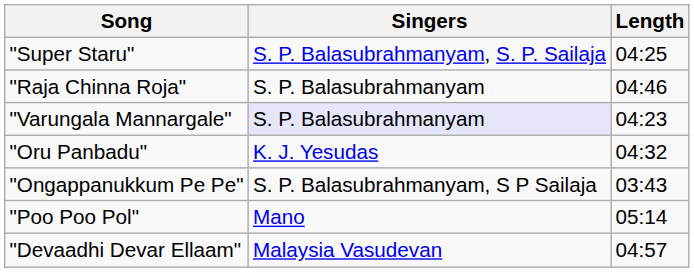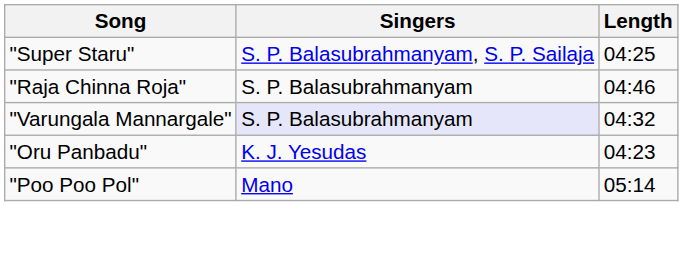(641, 119) 04:23 -> (630, 119) 04:32
(641, 152) 04:32 -> (630, 152) 04:23
- row: (126, 185)
- row: (125, 250)
